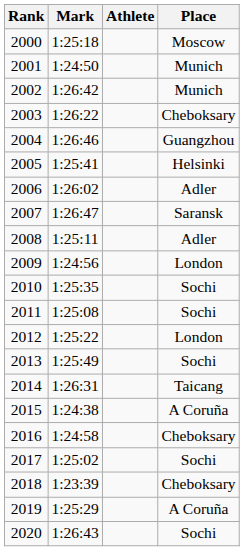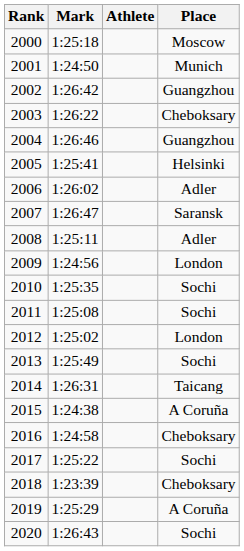(199, 90) Munich -> (199, 90) Guangzhou
(75, 336) 1:25:22 -> (75, 336) 1:25:02
(75, 459) 1:25:02 -> (75, 459) 1:25:22
